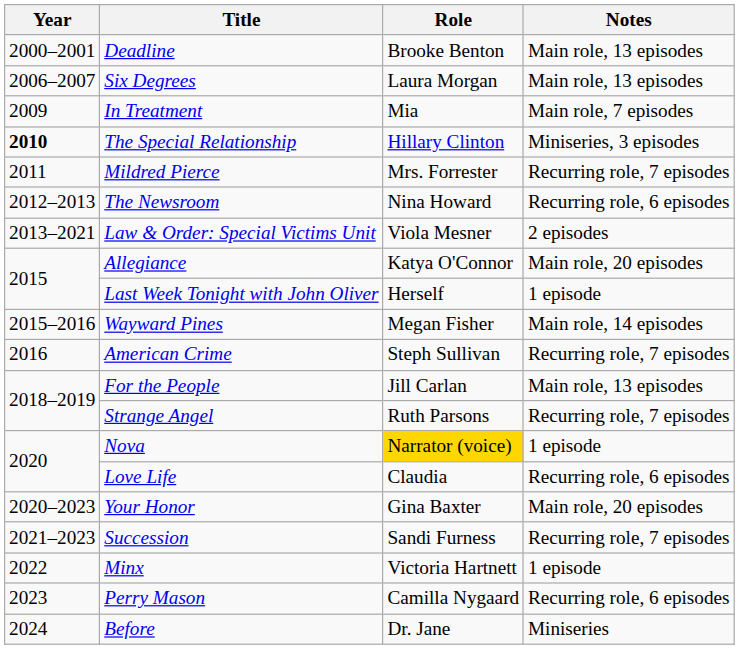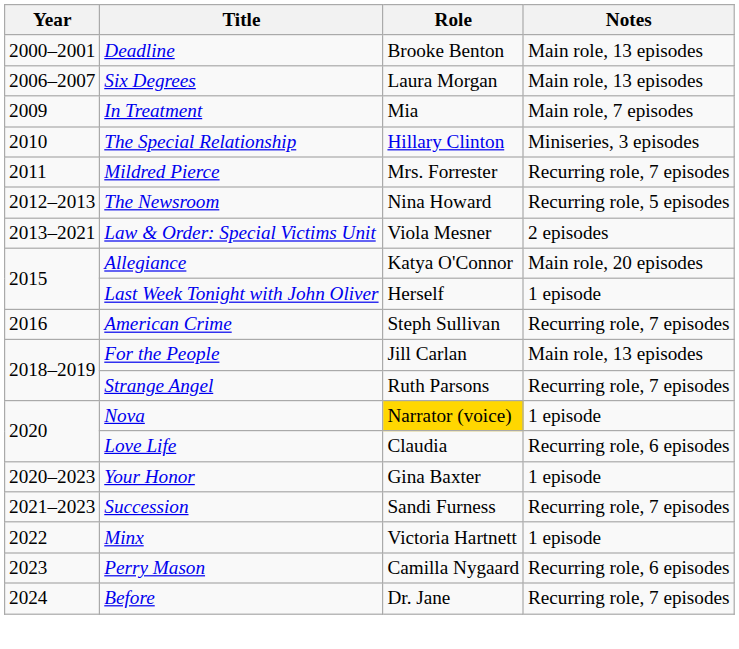(28, 141) bold -> (28, 141) normal
(629, 202) Recurring role, 6 episodes -> (629, 202) Recurring role, 5 episodes
- row: (164, 324)
(615, 506) Main role, 20 episodes -> (565, 476) 1 episode
(569, 628) Miniseries -> (629, 598) Recurring role, 7 episodes
